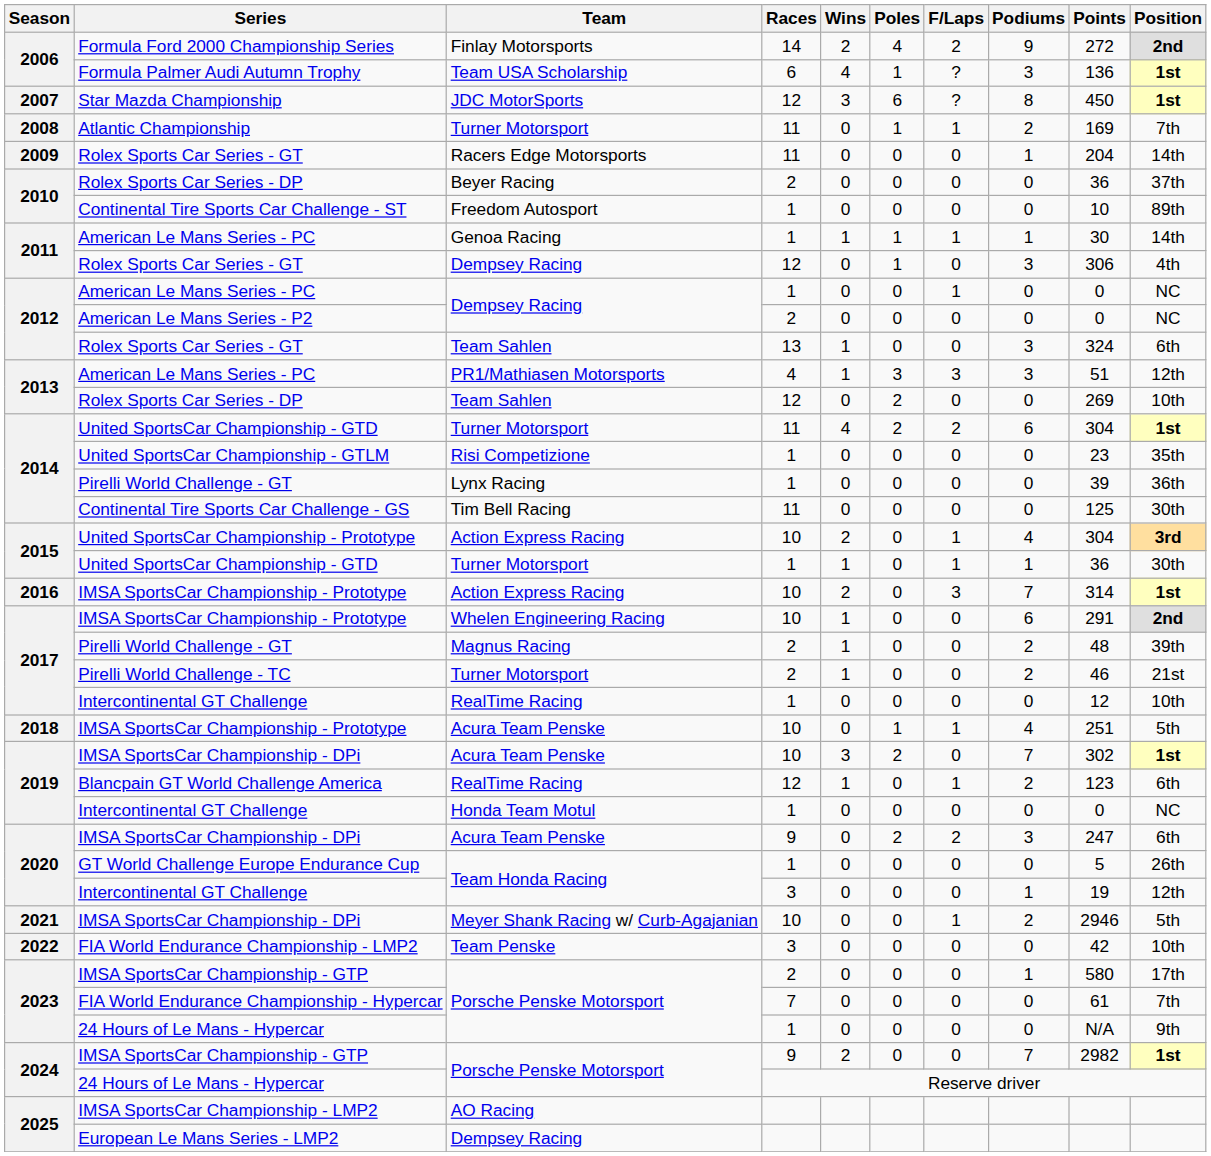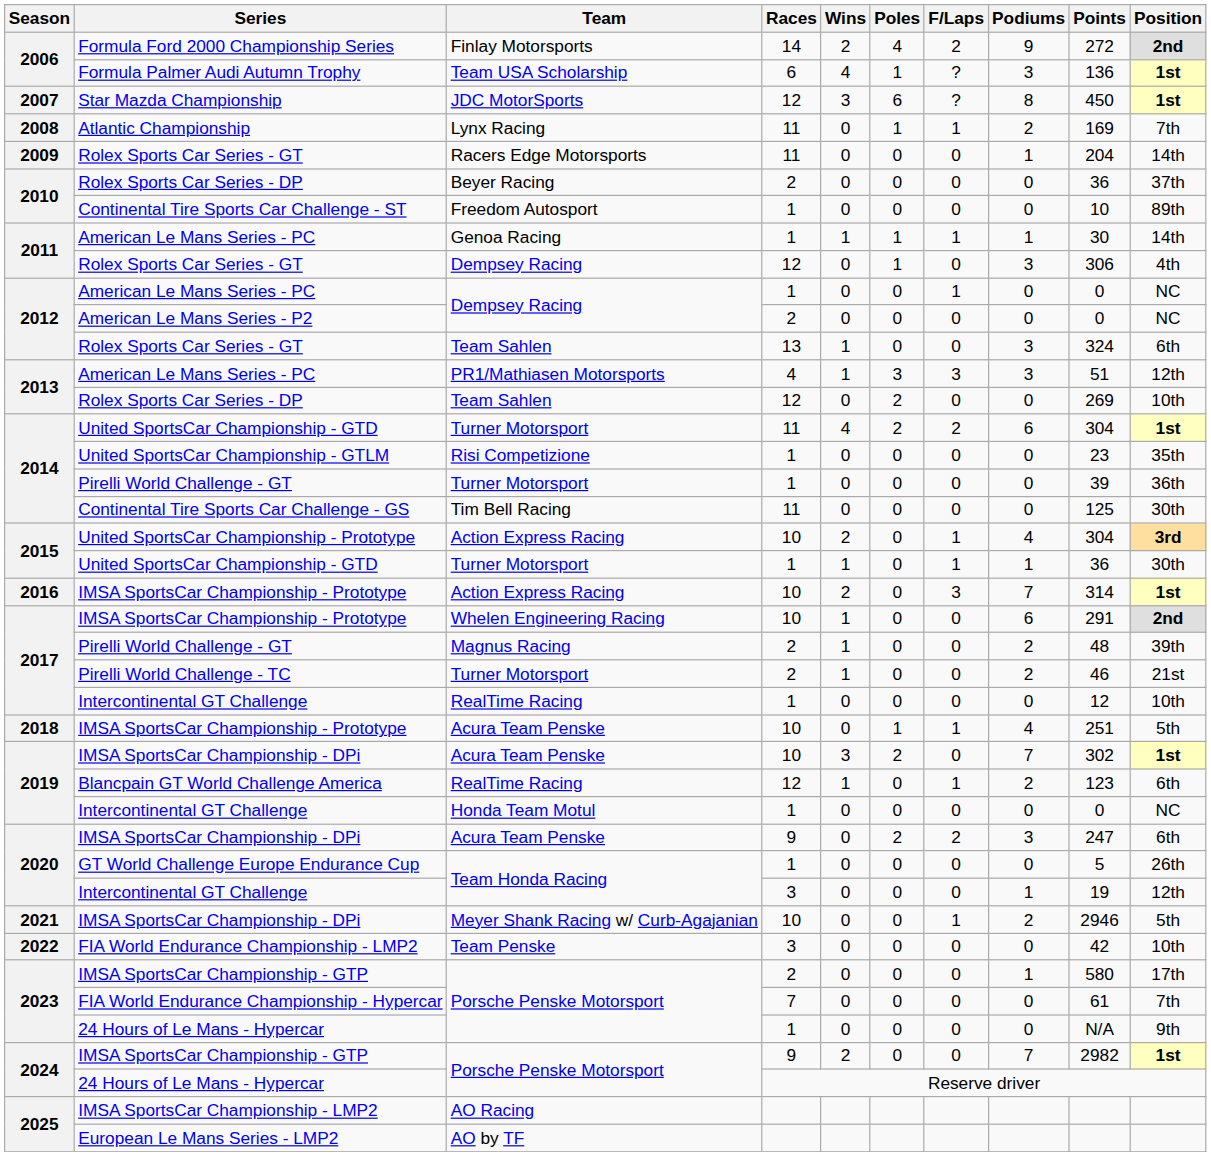(519, 128) Turner Motorsport -> (498, 128) Lynx Racing
(498, 483) Lynx Racing -> (519, 483) Turner Motorsport
(516, 1138) Dempsey Racing -> (487, 1138) AO by TF
